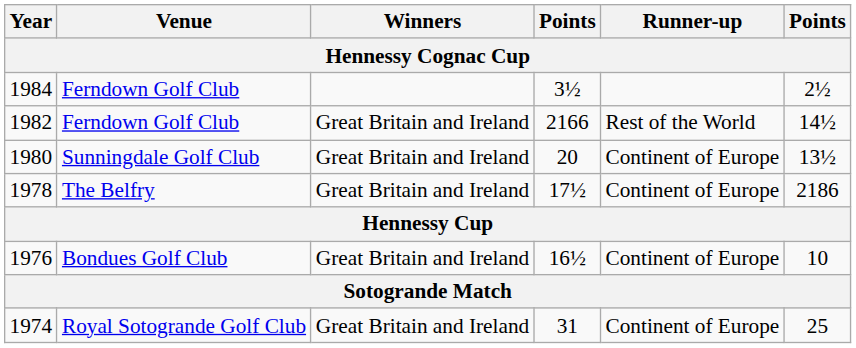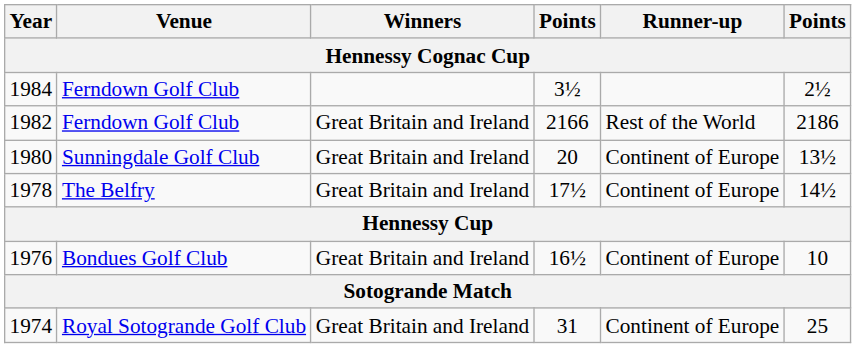(817, 122) 14½ -> (817, 122) 2186
(817, 190) 2186 -> (817, 190) 14½
